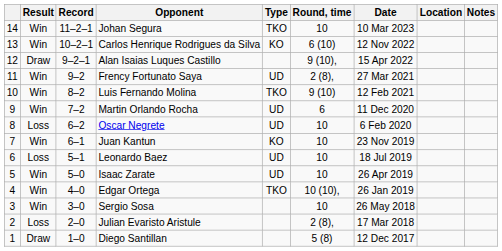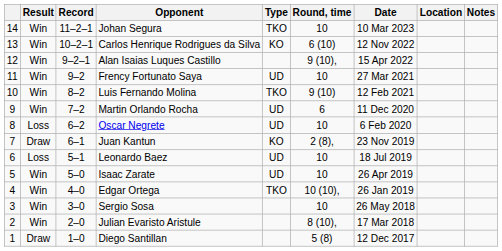(38, 61) Draw -> (38, 61) Win
(322, 77) 2 (8), -> (322, 77) 10
(38, 142) Win -> (38, 142) Draw
(322, 142) 10 -> (322, 142) 2 (8),
(38, 222) Loss -> (38, 222) Win
(322, 222) 2 (8), -> (322, 222) 8 (10),
